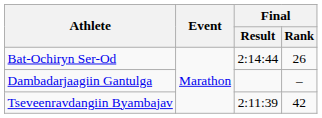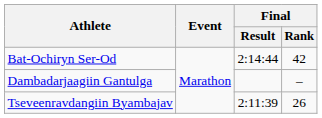(299, 58) 26 -> (299, 58) 42
(299, 103) 42 -> (299, 103) 26
